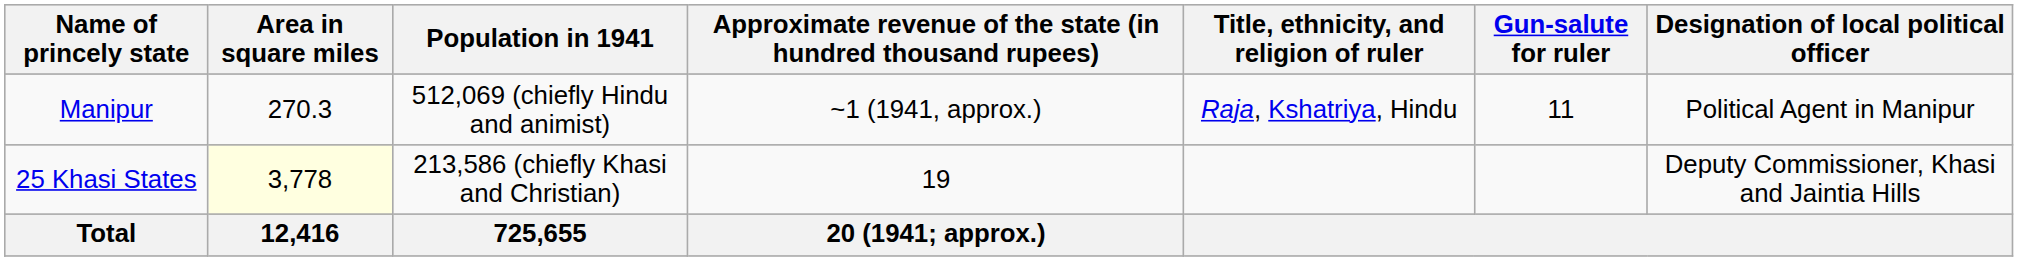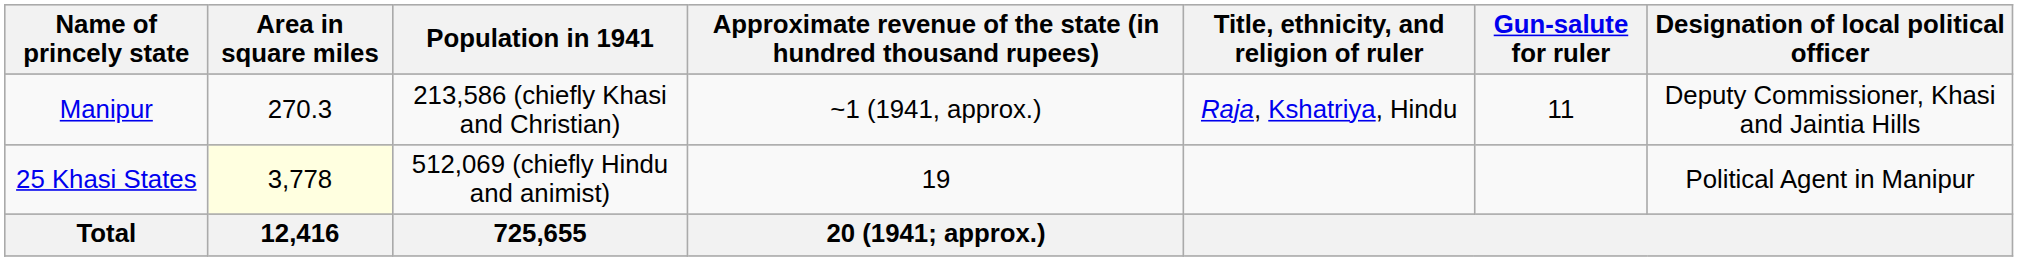(540, 109) 512,069 (chiefly Hindu and animist) -> (540, 109) 213,586 (chiefly Khasi and Christian)
(1830, 109) Political Agent in Manipur -> (1830, 109) Deputy Commissioner, Khasi and Jaintia Hills
(540, 179) 213,586 (chiefly Khasi and Christian) -> (540, 179) 512,069 (chiefly Hindu and animist)
(1830, 179) Deputy Commissioner, Khasi and Jaintia Hills -> (1830, 179) Political Agent in Manipur
